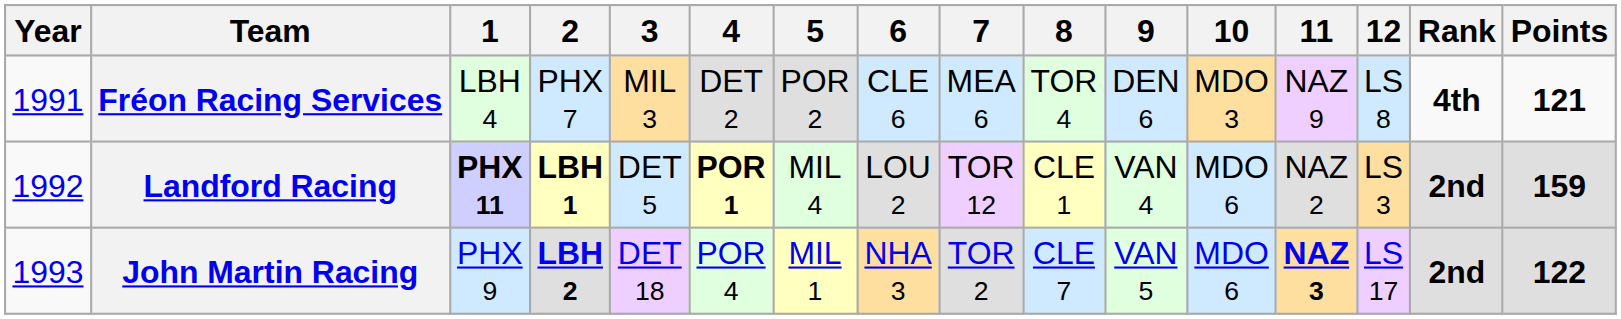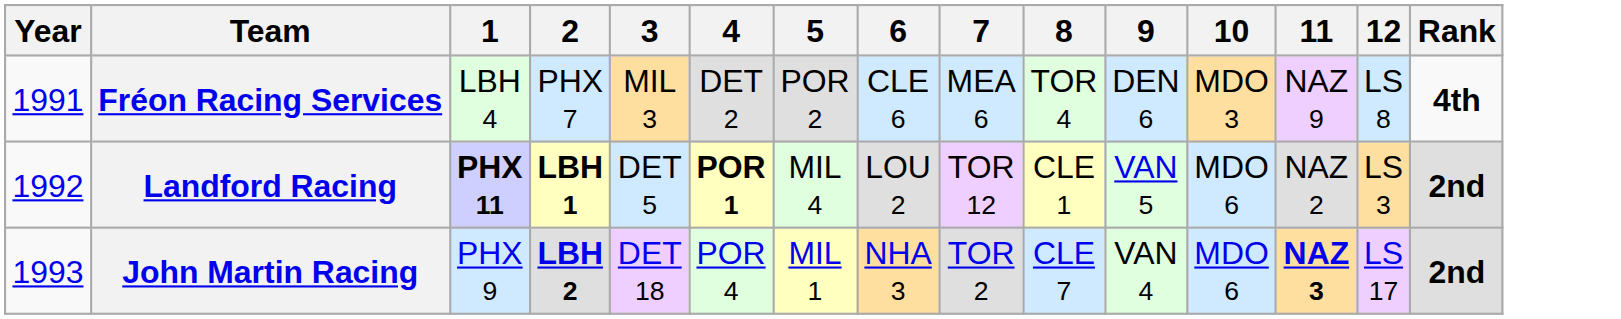- column: (1559, 31)
(1146, 185) VAN 4 -> (1146, 185) VAN 5
(1146, 271) VAN 5 -> (1146, 271) VAN 4
